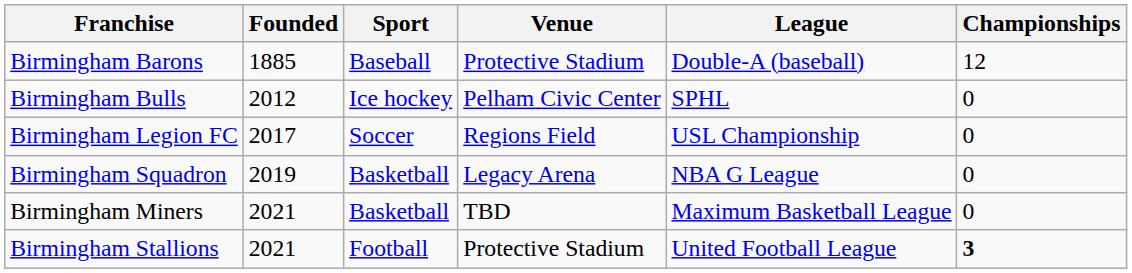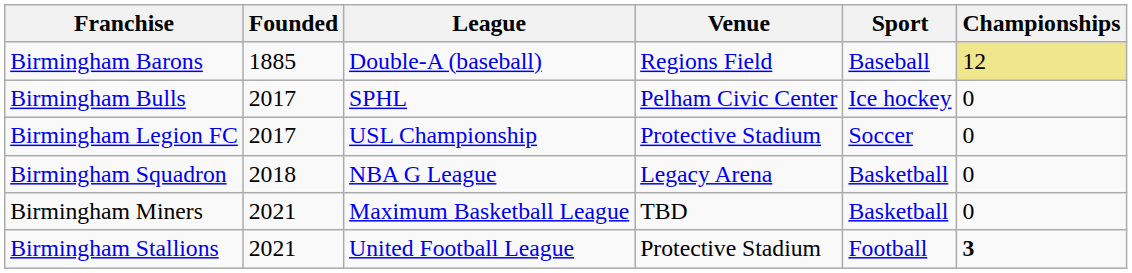columns swapped: (401, 23) <-> (812, 23)
(554, 60) Protective Stadium -> (706, 60) Regions Field
(974, 60) no background -> (974, 60) khaki background
(272, 98) 2012 -> (272, 98) 2017
(529, 135) Regions Field -> (731, 135) Protective Stadium
(272, 173) 2019 -> (272, 173) 2018
